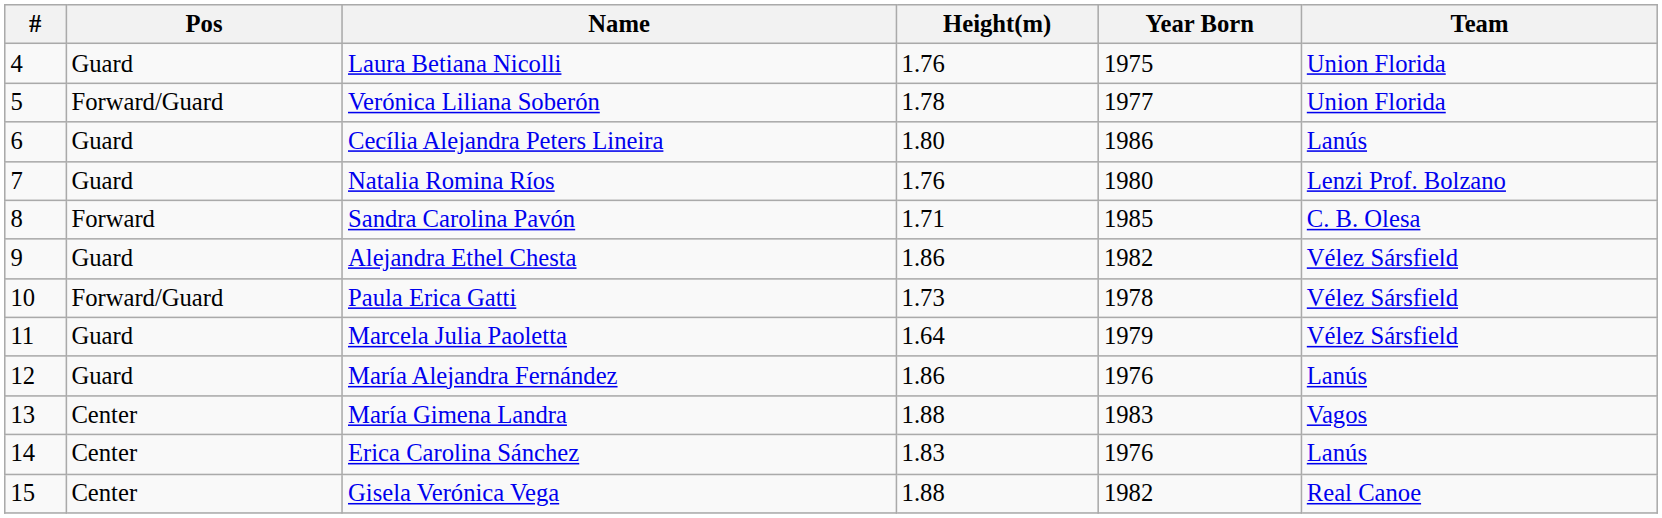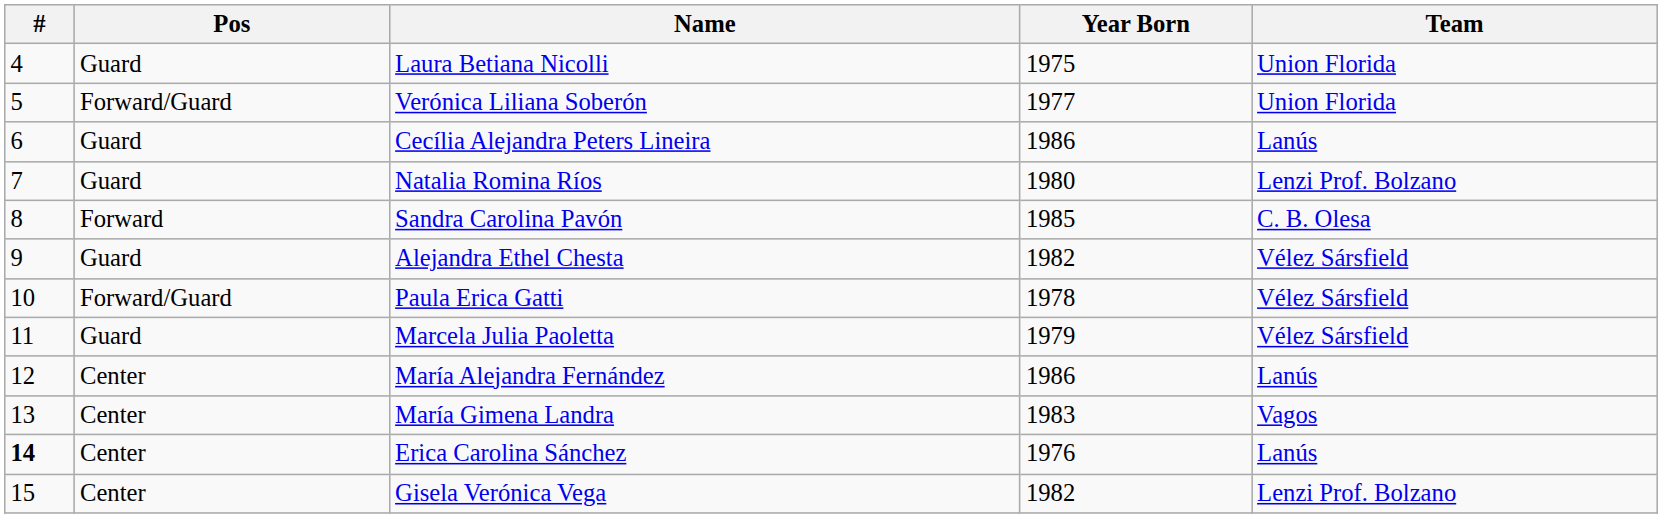- column: (997, 24)
(102, 375) Guard -> (113, 375) Center
(1129, 375) 1976 -> (1051, 375) 1986
(23, 453) normal -> (23, 453) bold
(1364, 492) Real Canoe -> (1357, 492) Lenzi Prof. Bolzano
